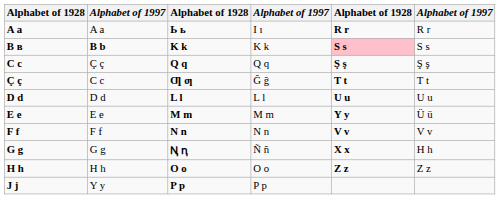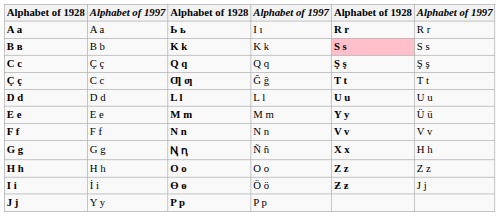(98, 47) bold -> (97, 47) normal
+ row: (12, 185)
